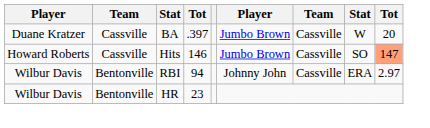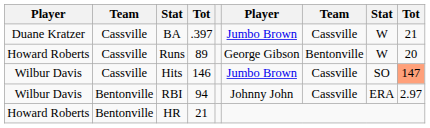(389, 34) 20 -> (411, 34) 21
+ row: (172, 53)
(48, 53) Howard Roberts -> (48, 73) Wilbur Davis
(48, 93) Wilbur Davis -> (48, 113) Howard Roberts
(197, 93) 23 -> (201, 113) 21
